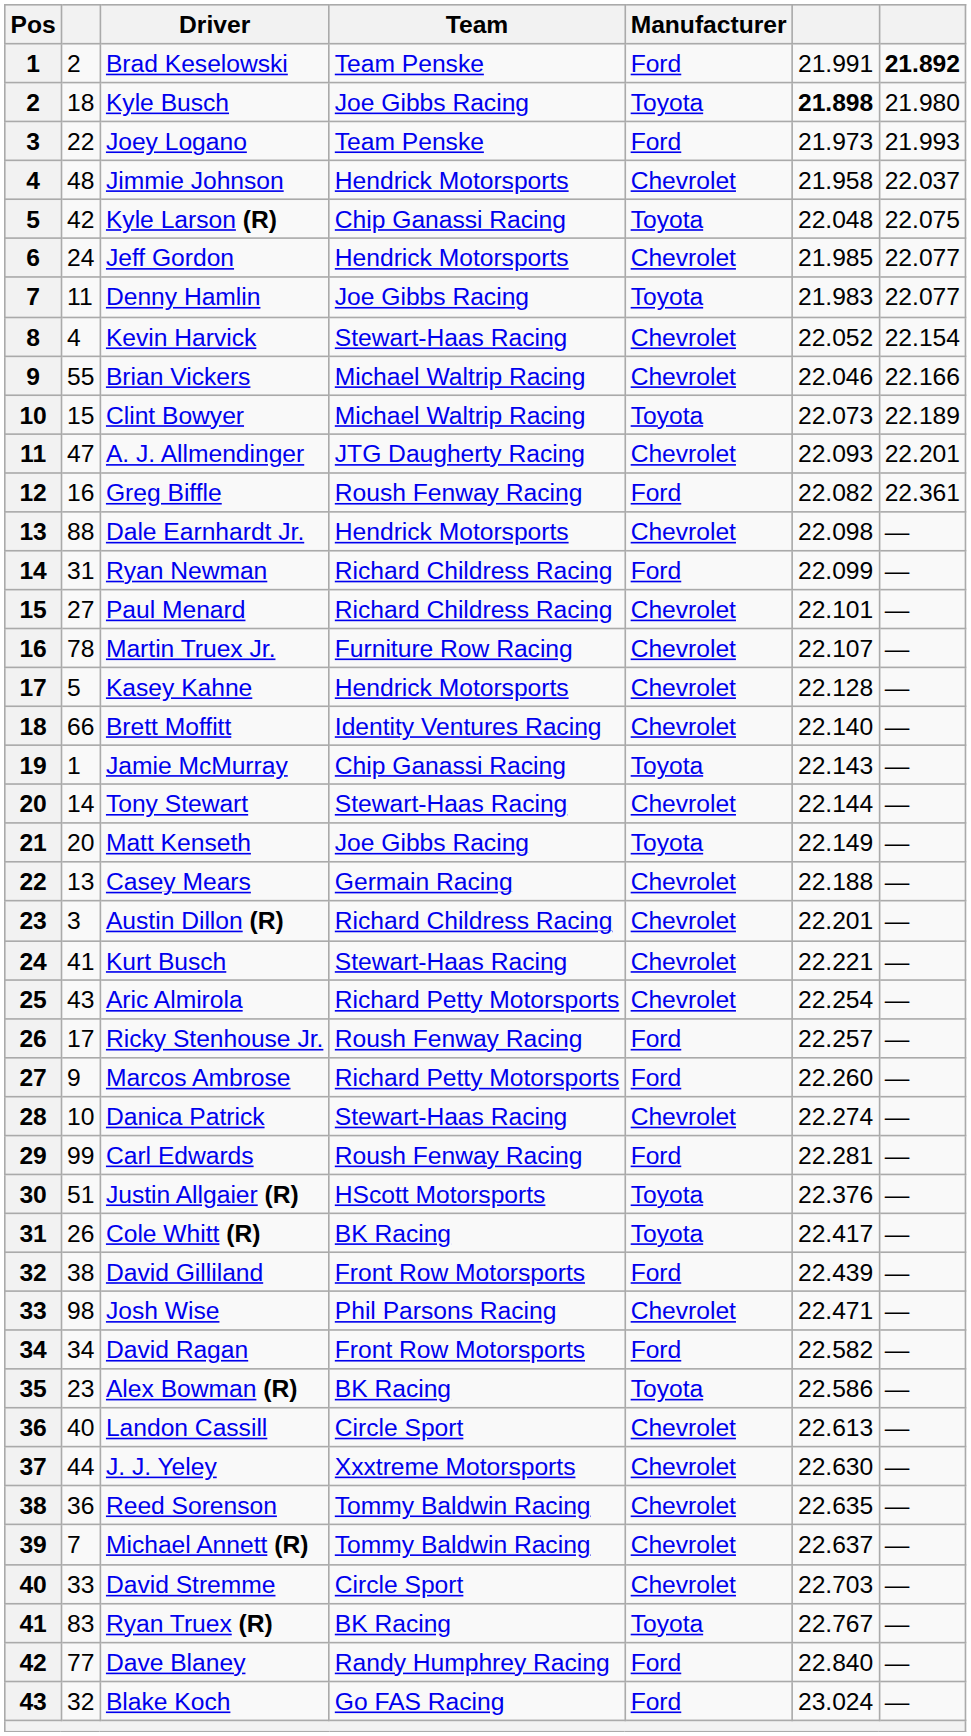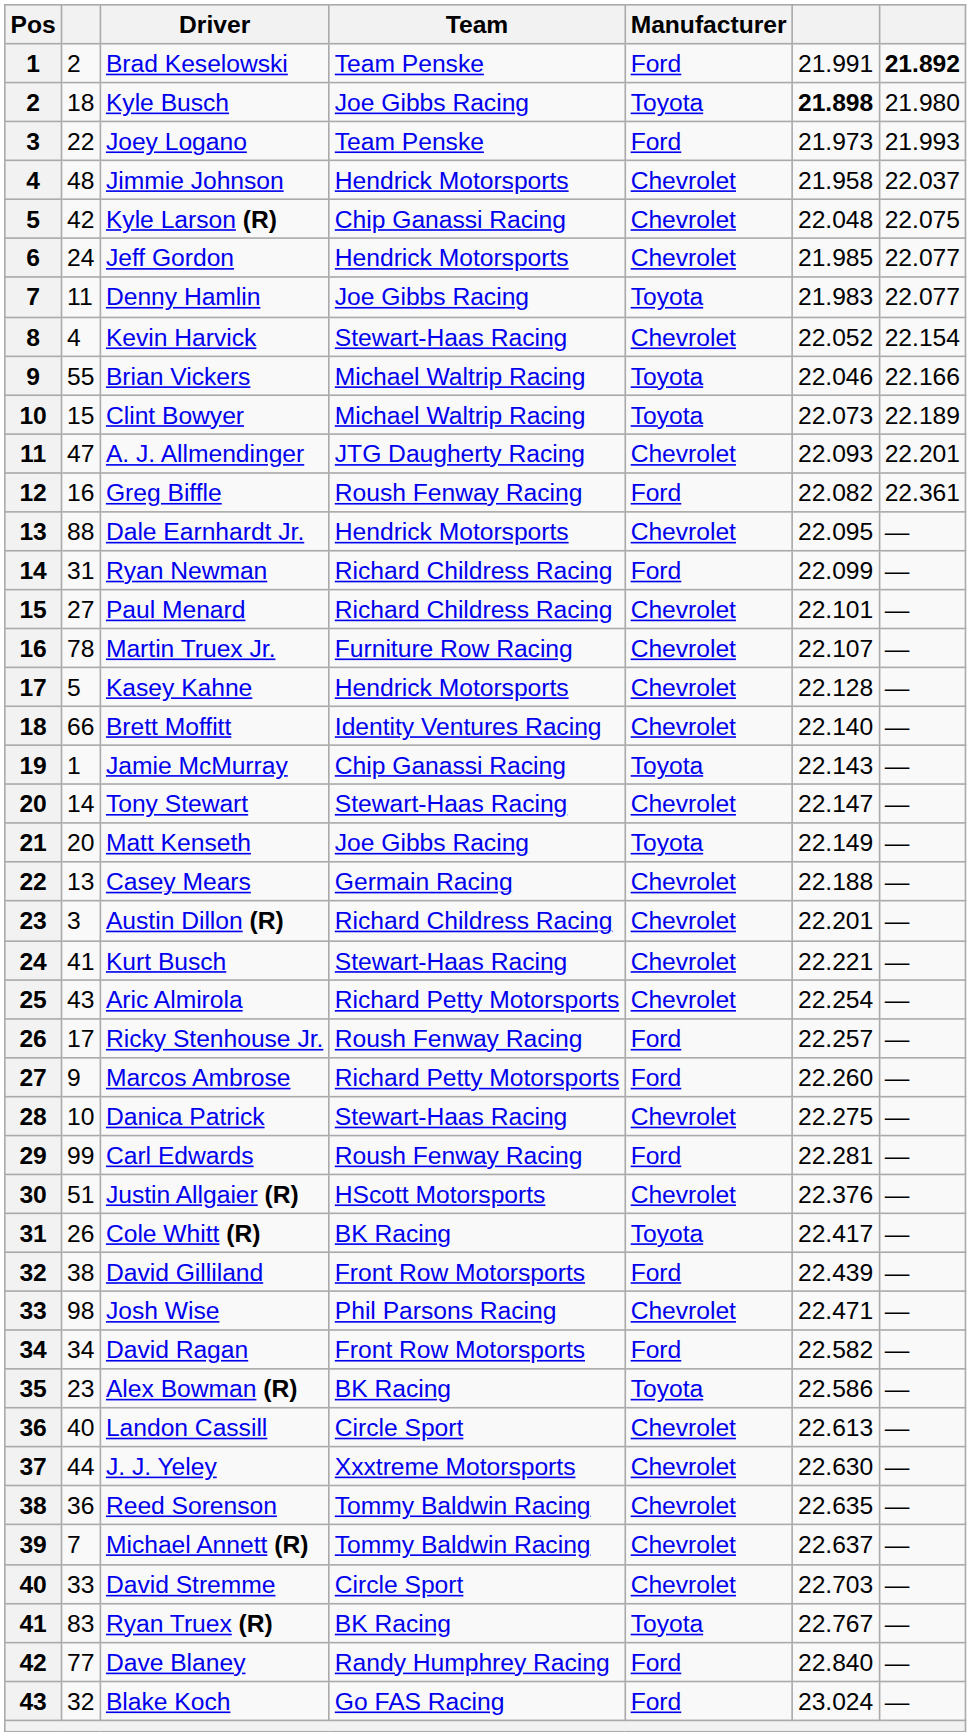(667, 219) Toyota -> (683, 219) Chevrolet
(683, 375) Chevrolet -> (667, 375) Toyota
(836, 531) 22.098 -> (836, 531) 22.095
(836, 804) 22.144 -> (836, 804) 22.147
(836, 1116) 22.274 -> (836, 1116) 22.275
(667, 1194) Toyota -> (683, 1194) Chevrolet
